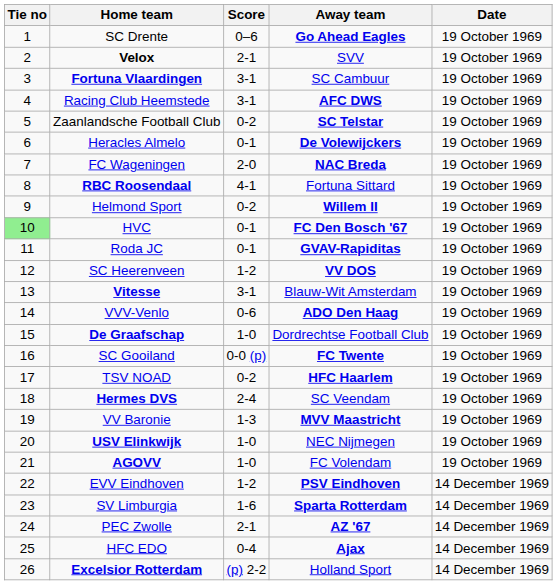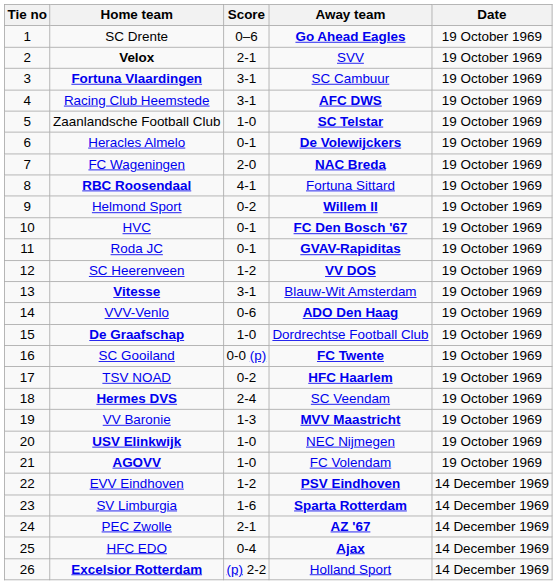(246, 121) 0-2 -> (246, 121) 1-0
(27, 228) lightgreen background -> (27, 228) no background
